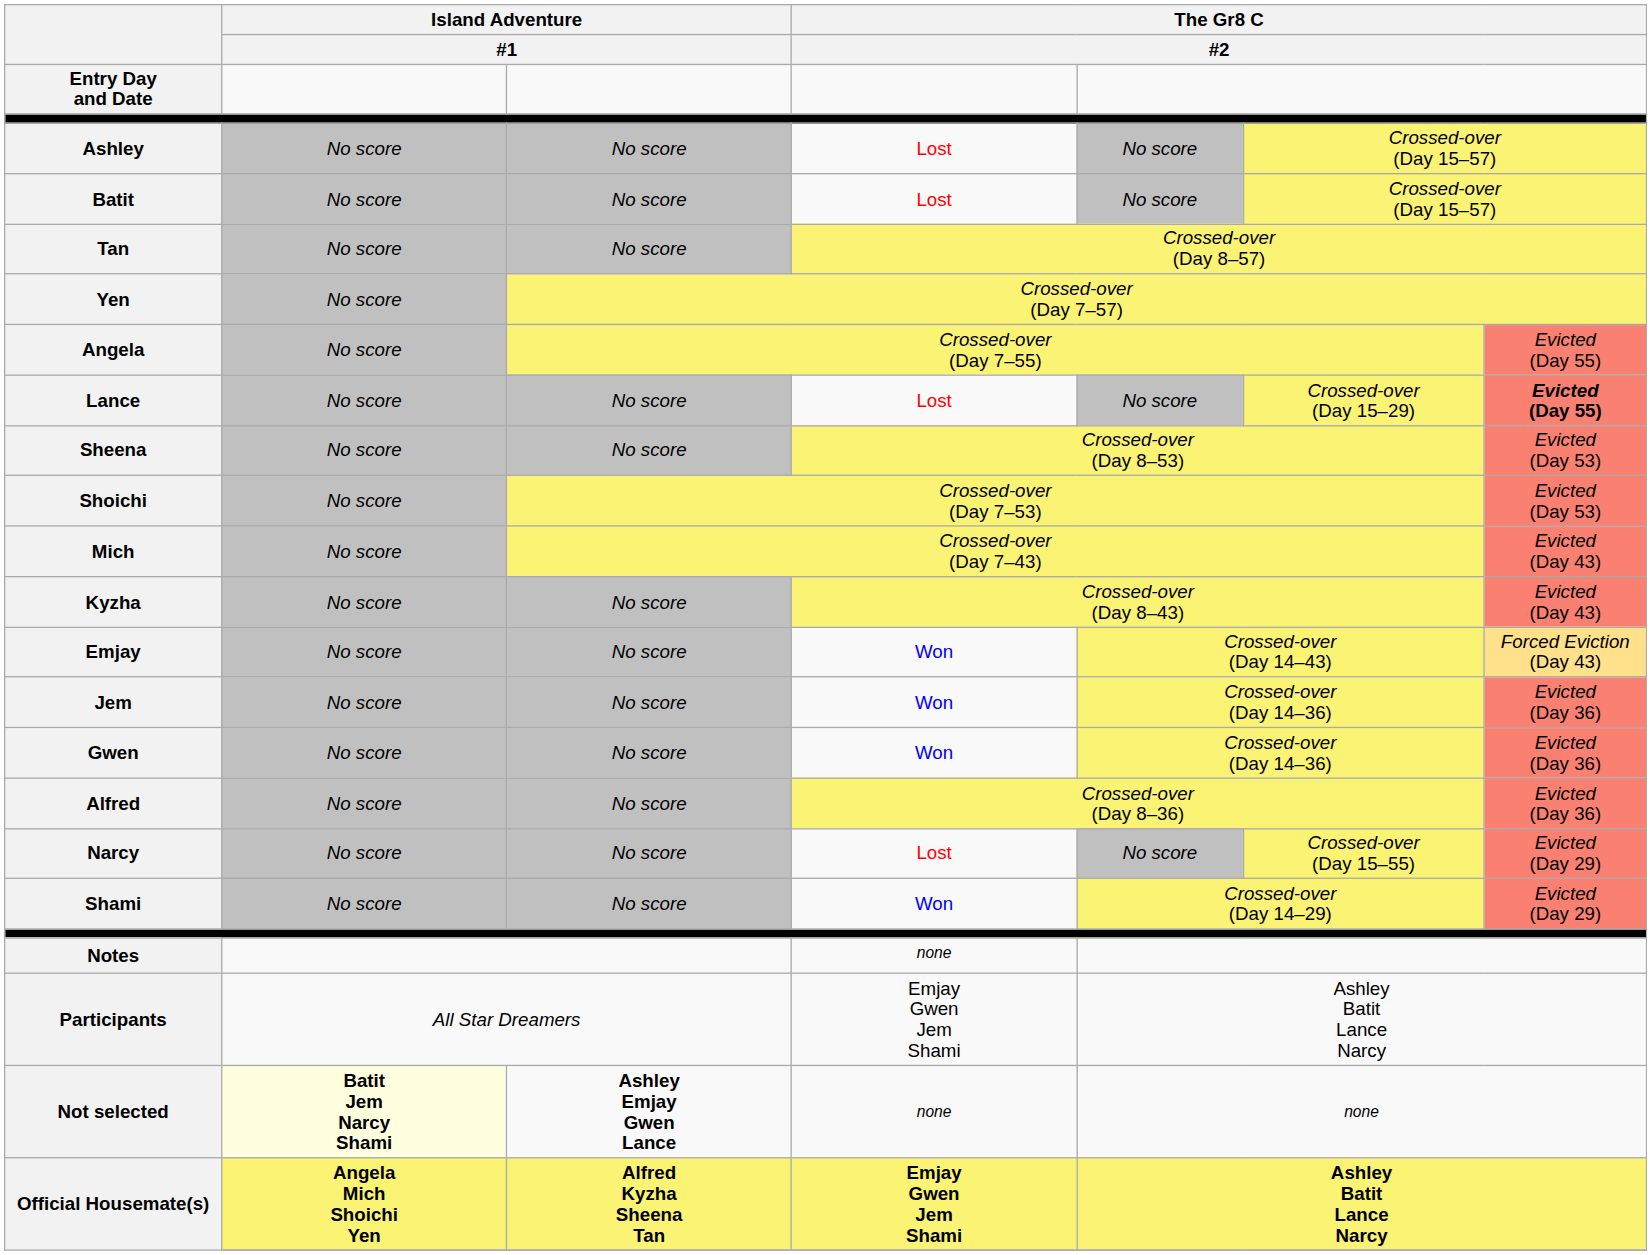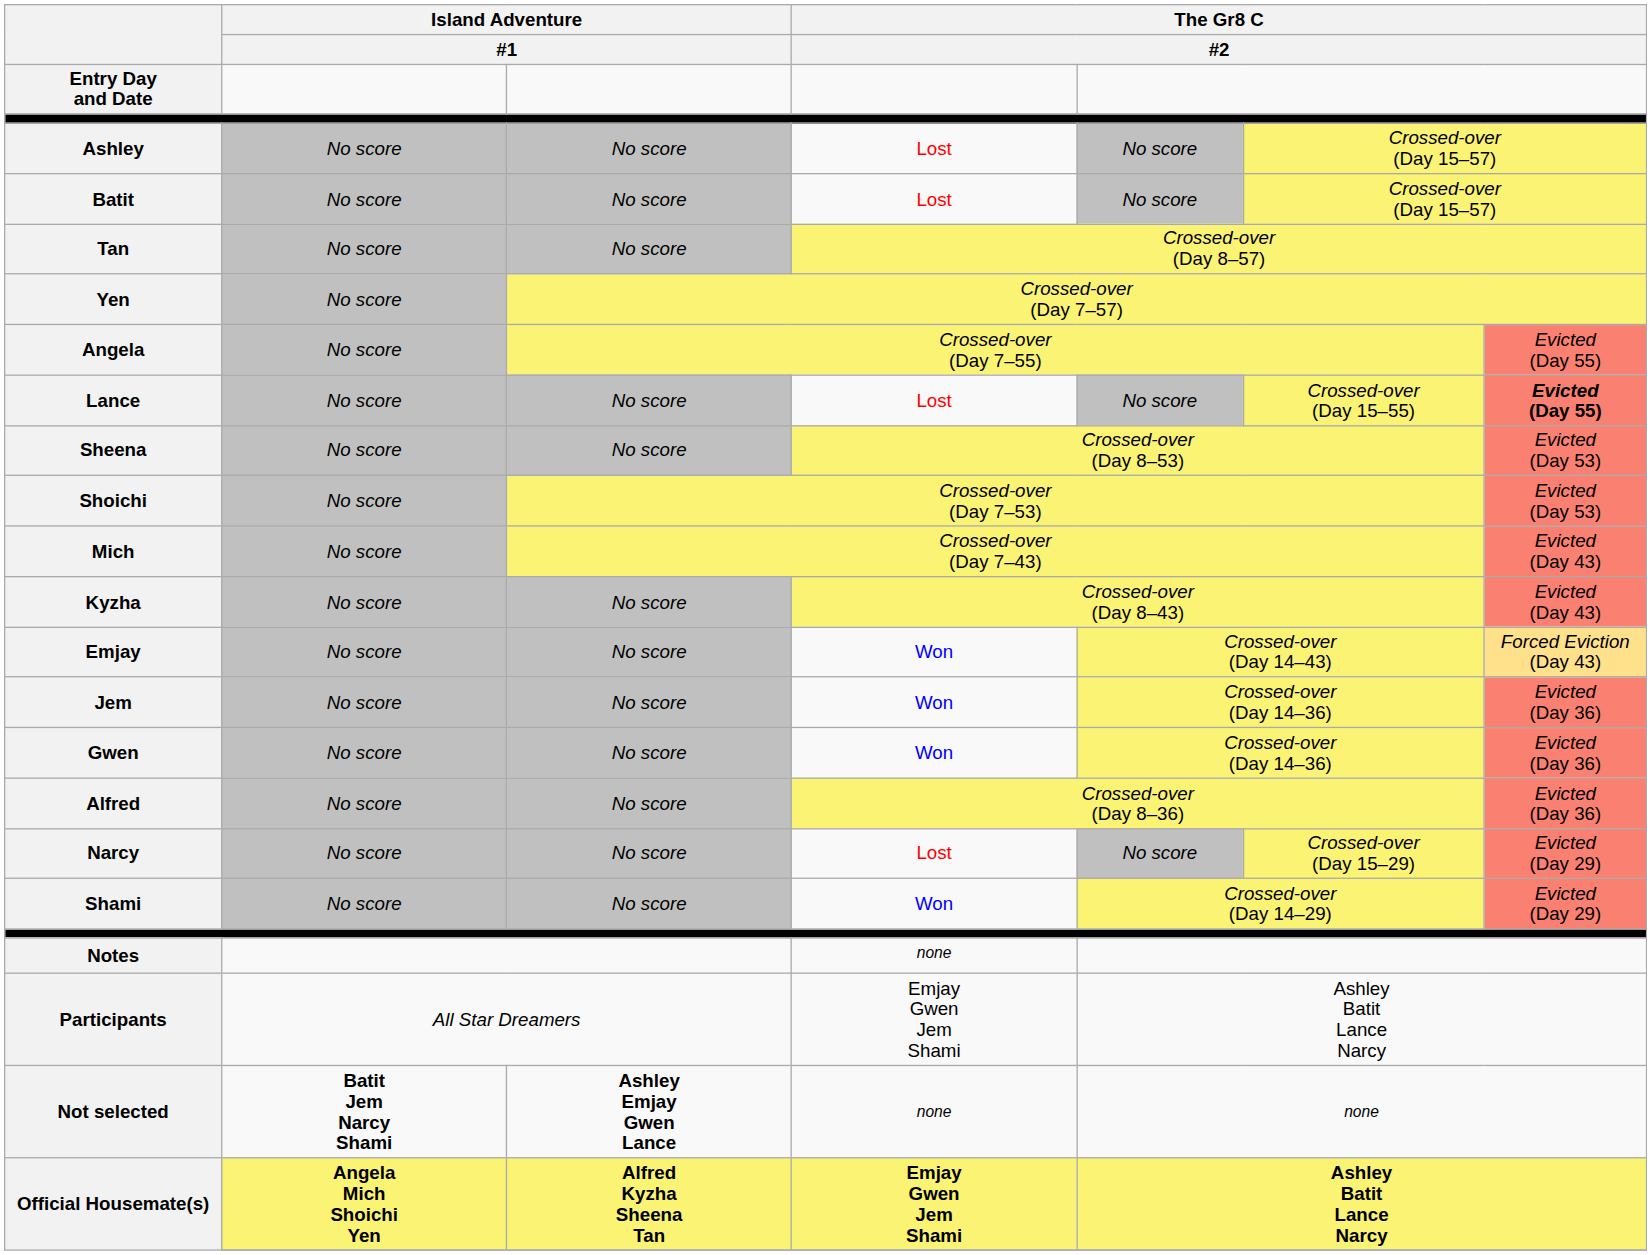(1364, 400) Crossed-over (Day 15–29) -> (1364, 400) Crossed-over (Day 15–55)
(1364, 854) Crossed-over (Day 15–55) -> (1364, 854) Crossed-over (Day 15–29)
(364, 1112) lightyellow background -> (364, 1112) no background
